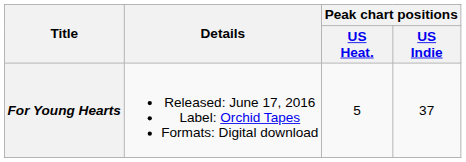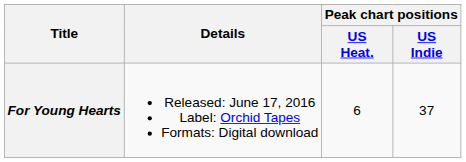(357, 110) 5 -> (357, 110) 6
